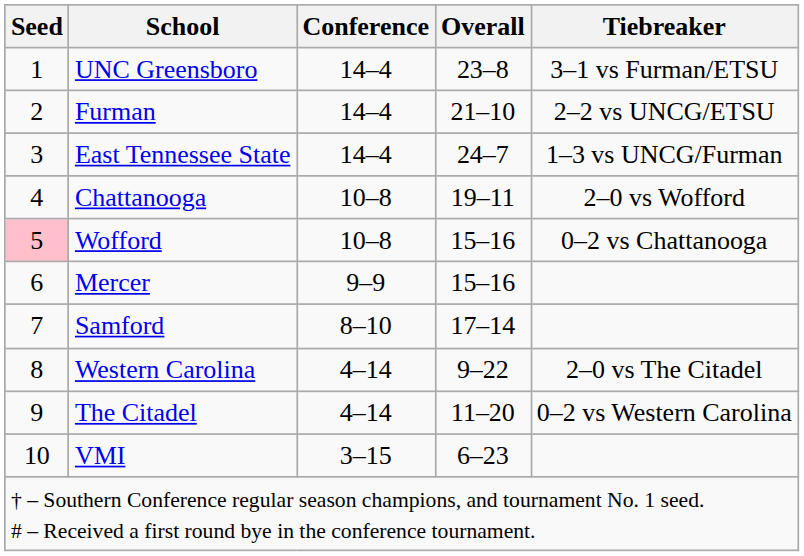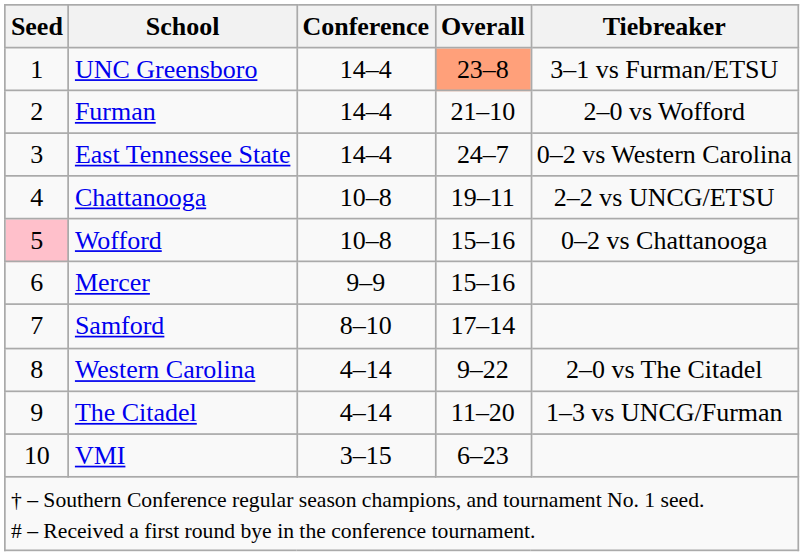(483, 68) no background -> (483, 68) lightsalmon background
(664, 111) 2–2 vs UNCG/ETSU -> (664, 111) 2–0 vs Wofford
(664, 154) 1–3 vs UNCG/Furman -> (664, 154) 0–2 vs Western Carolina
(664, 197) 2–0 vs Wofford -> (664, 197) 2–2 vs UNCG/ETSU
(664, 411) 0–2 vs Western Carolina -> (664, 411) 1–3 vs UNCG/Furman
